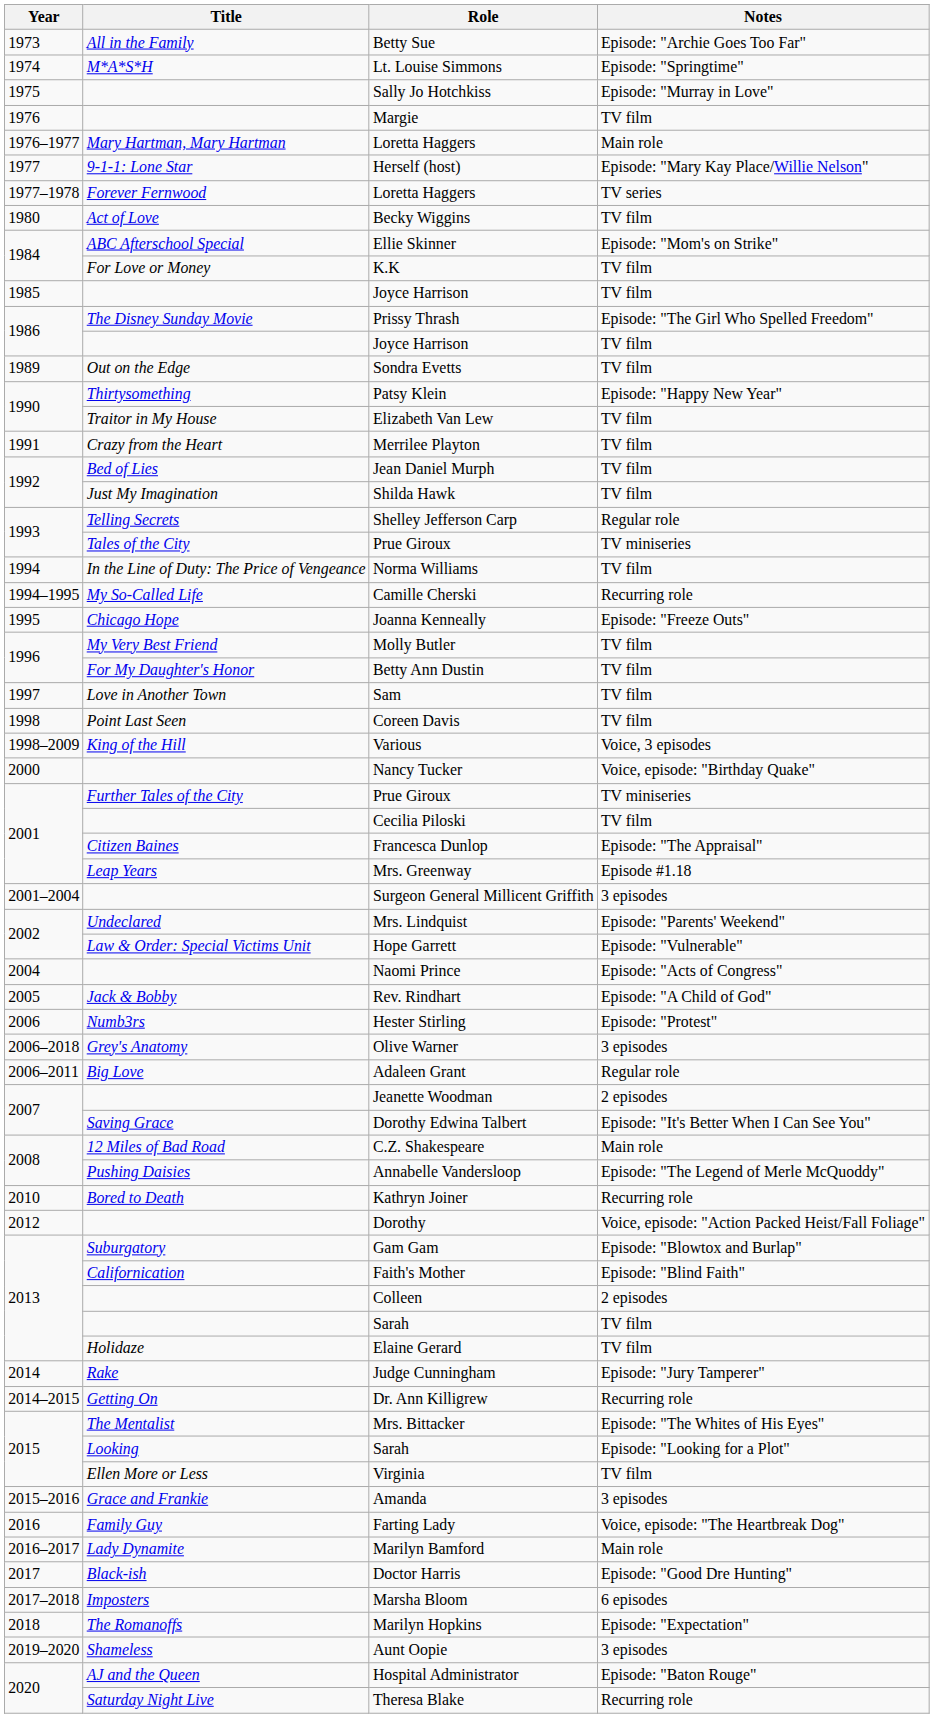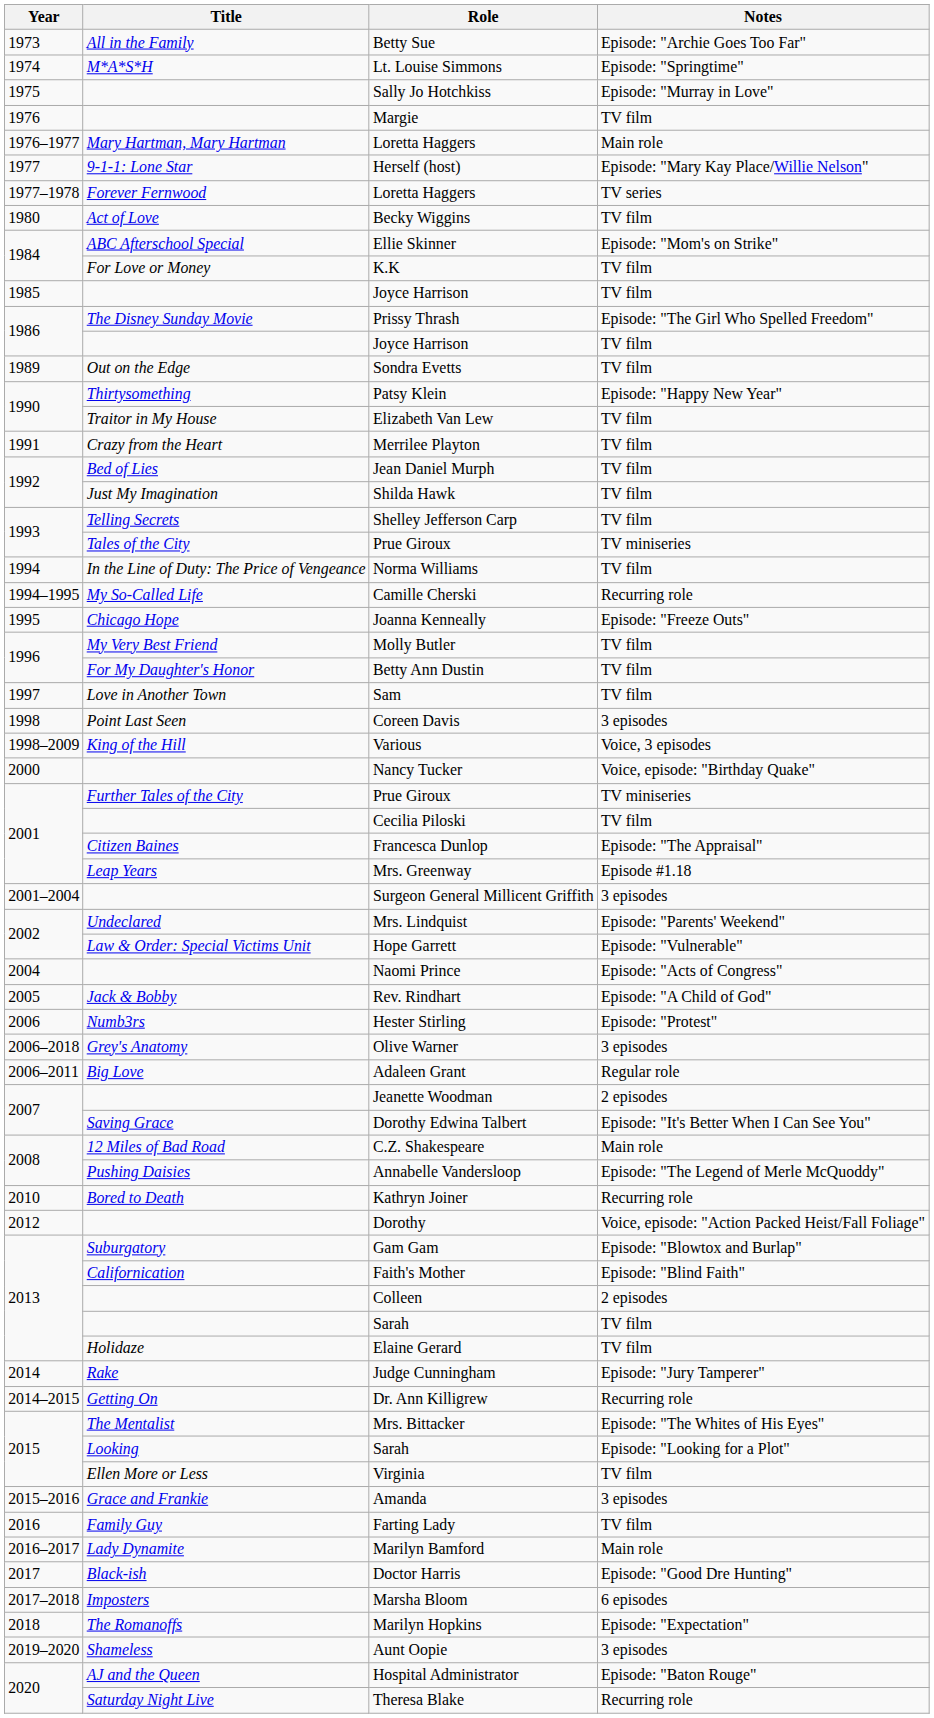(640, 519) Regular role -> (627, 519) TV film
(627, 720) TV film -> (634, 720) 3 episodes
(723, 1524) Voice, episode: "The Heartbreak Dog" -> (627, 1524) TV film
